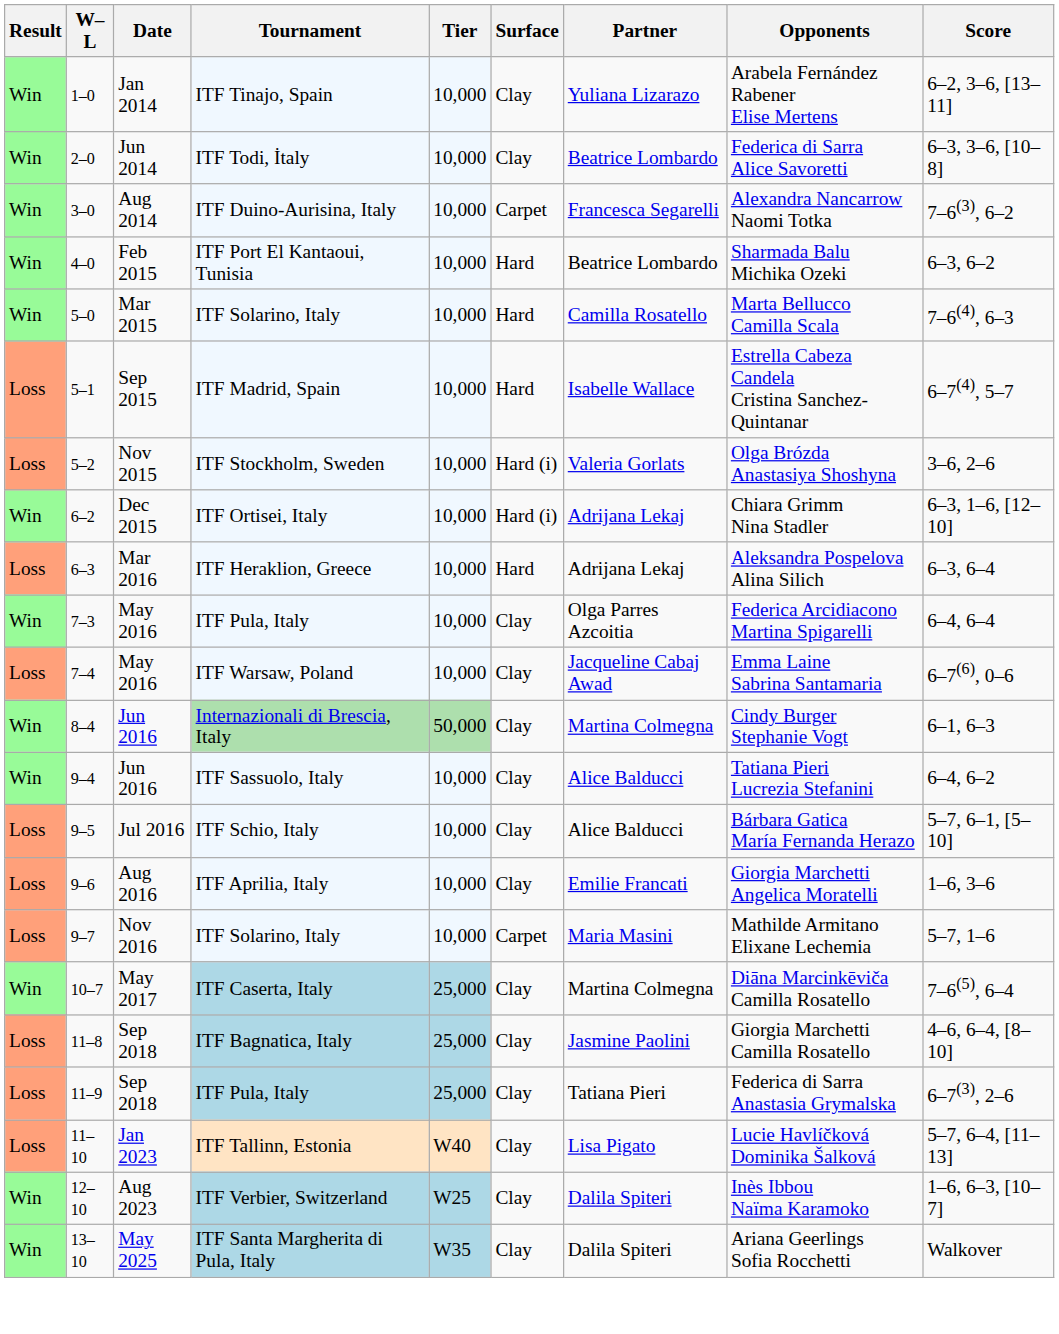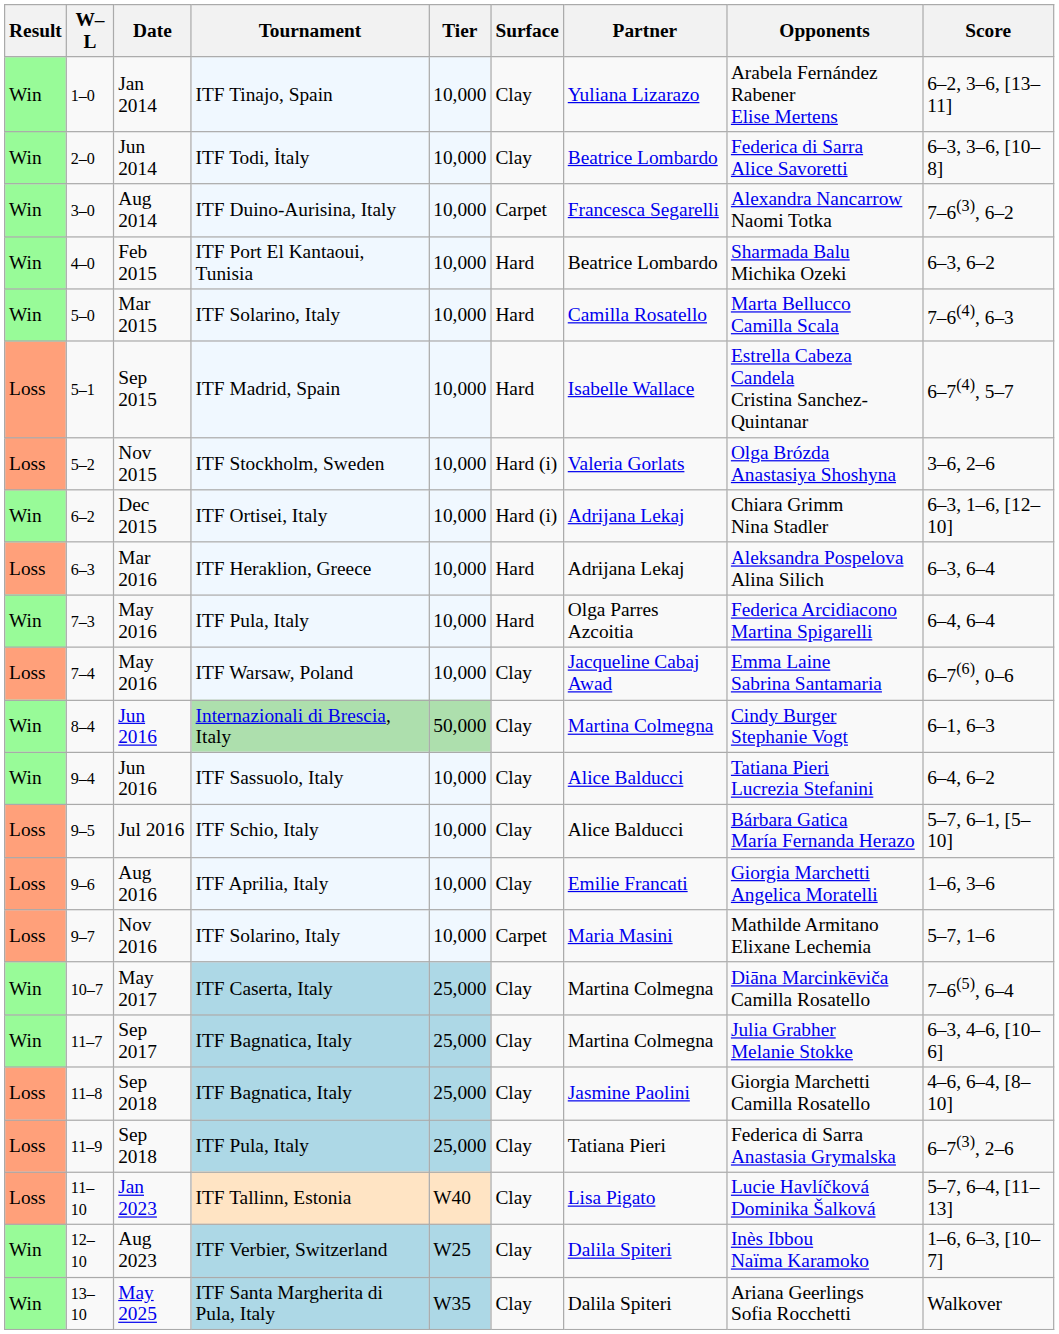(514, 620) Clay -> (515, 620) Hard
+ row: (87, 1041)
